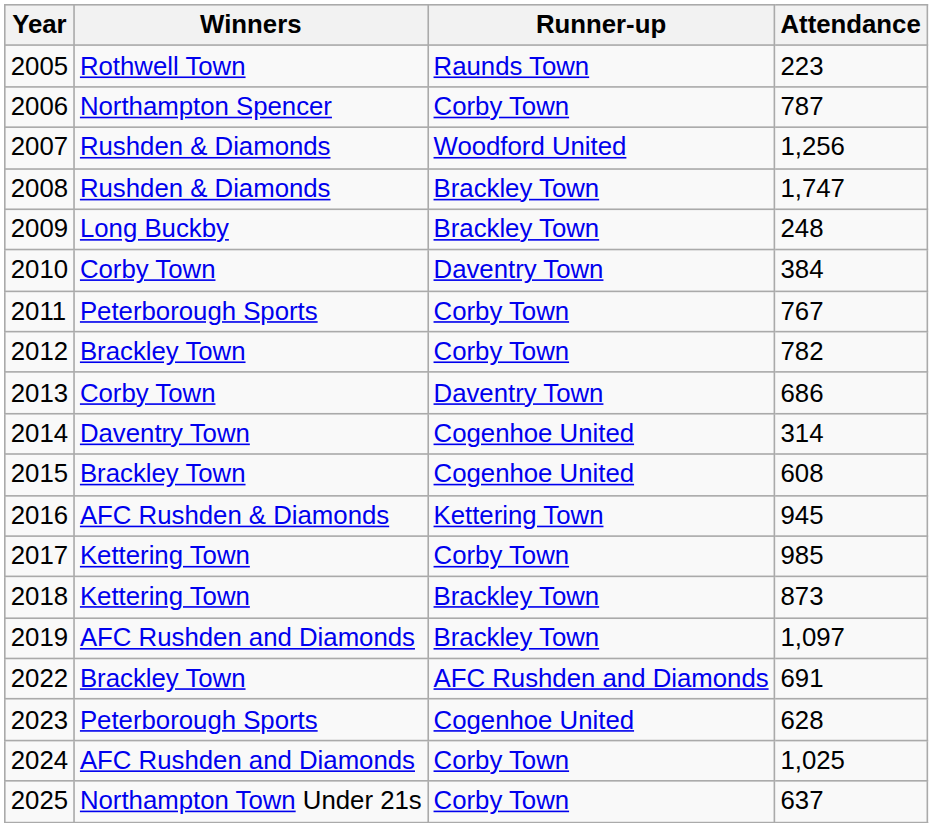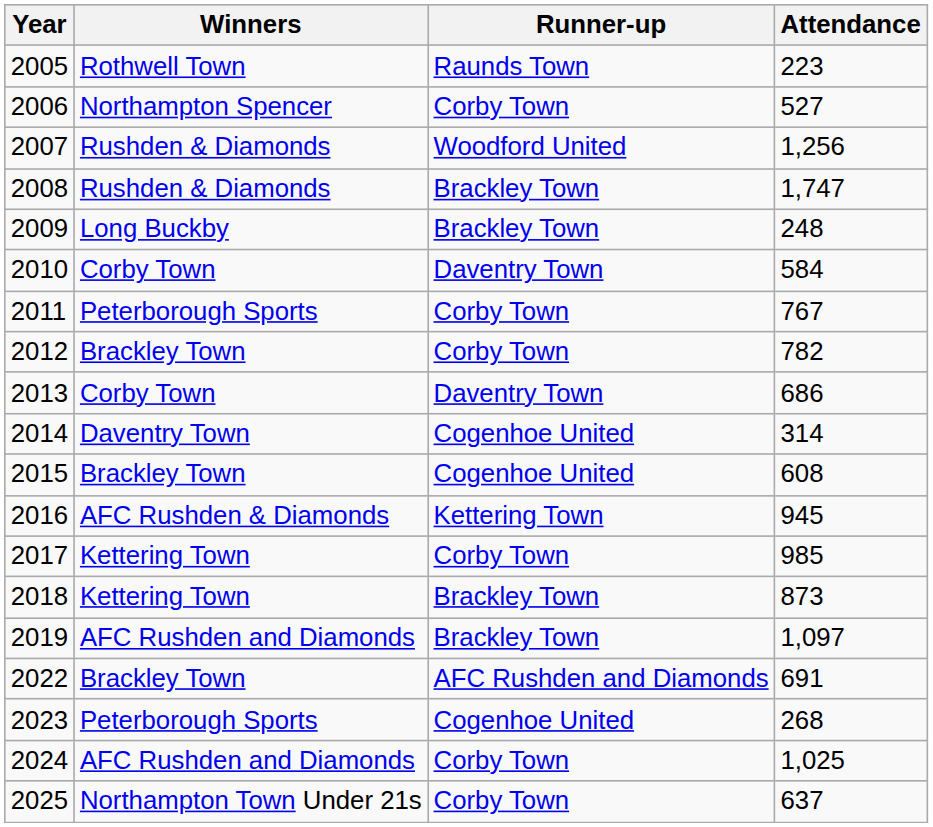(802, 106) 787 -> (802, 106) 527
(802, 270) 384 -> (802, 270) 584
(802, 719) 628 -> (802, 719) 268
